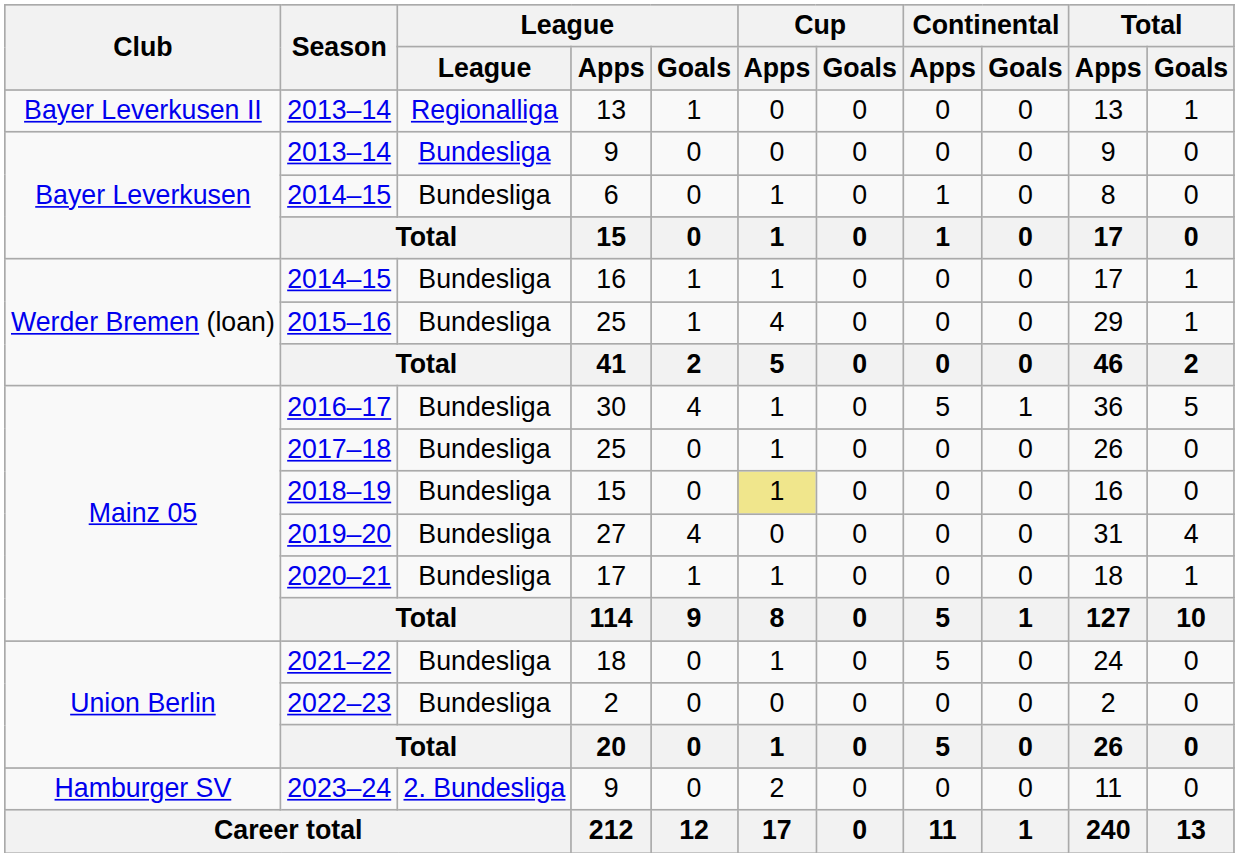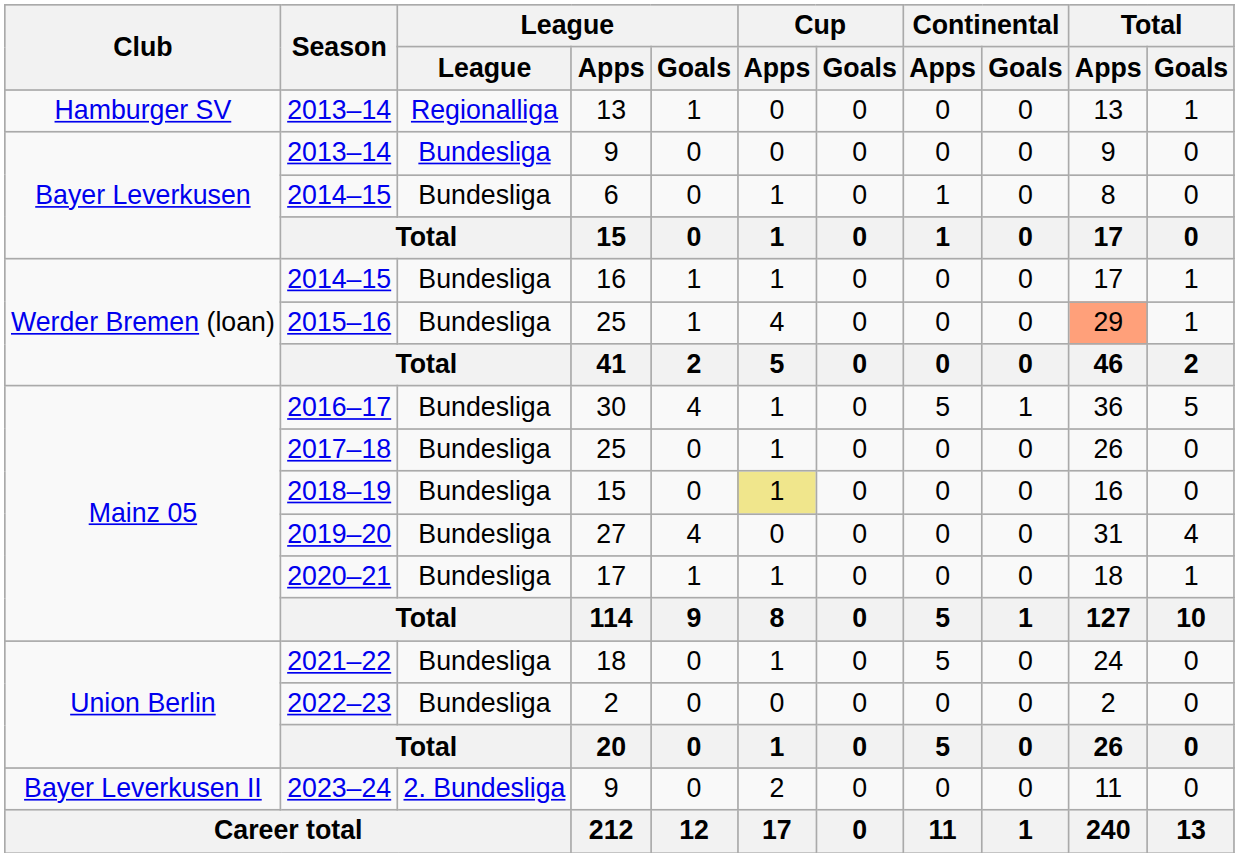(143, 110) Bayer Leverkusen II -> (143, 110) Hamburger SV
(1108, 322) no background -> (1108, 322) lightsalmon background
(143, 788) Hamburger SV -> (143, 788) Bayer Leverkusen II
